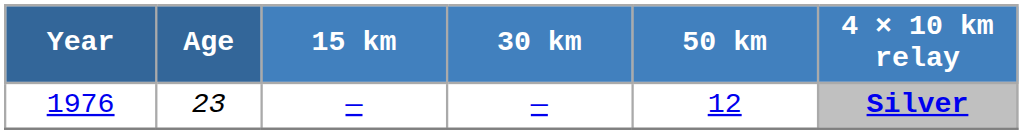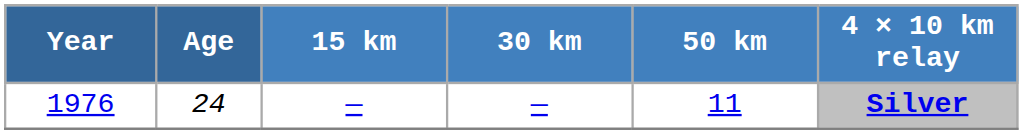(209, 106) 23 -> (209, 106) 24
(725, 106) 12 -> (725, 106) 11
